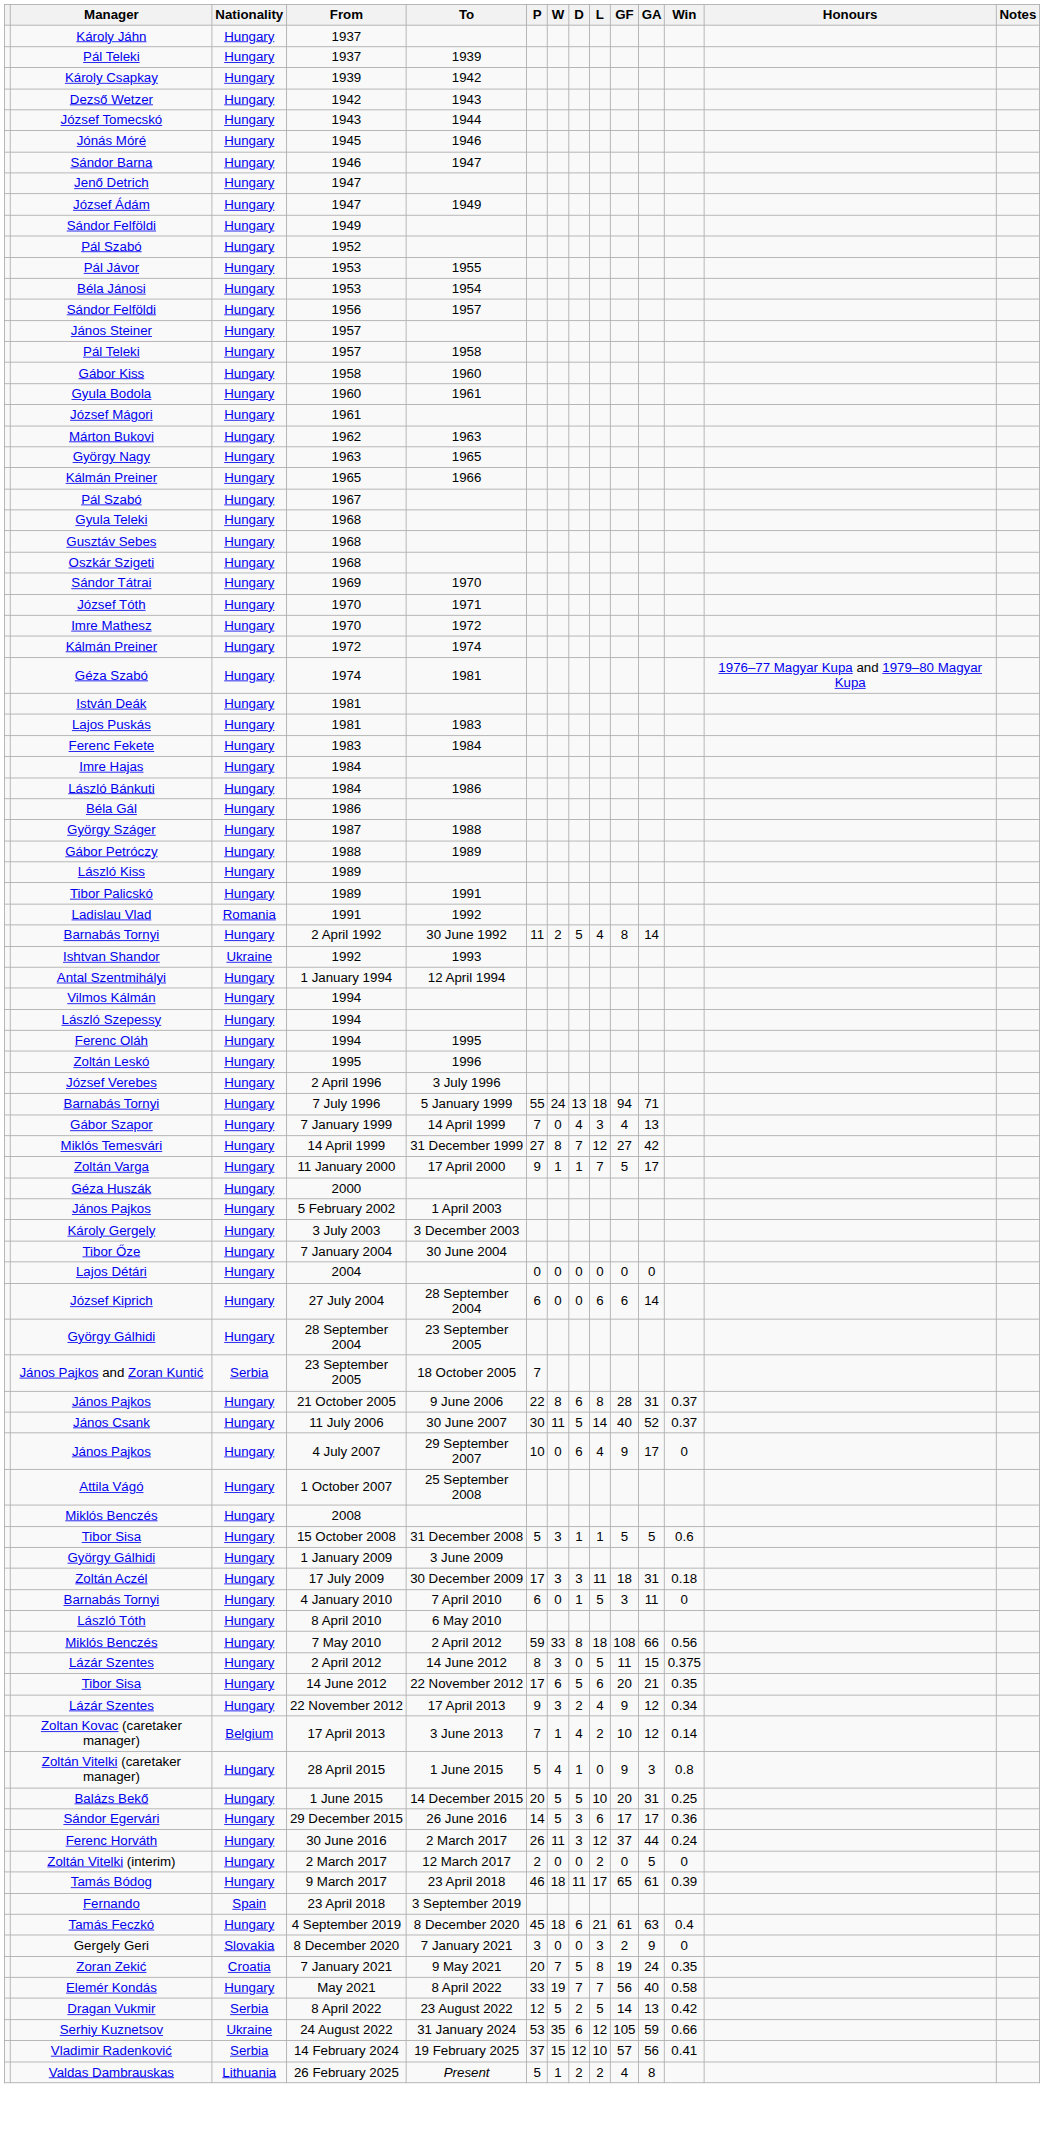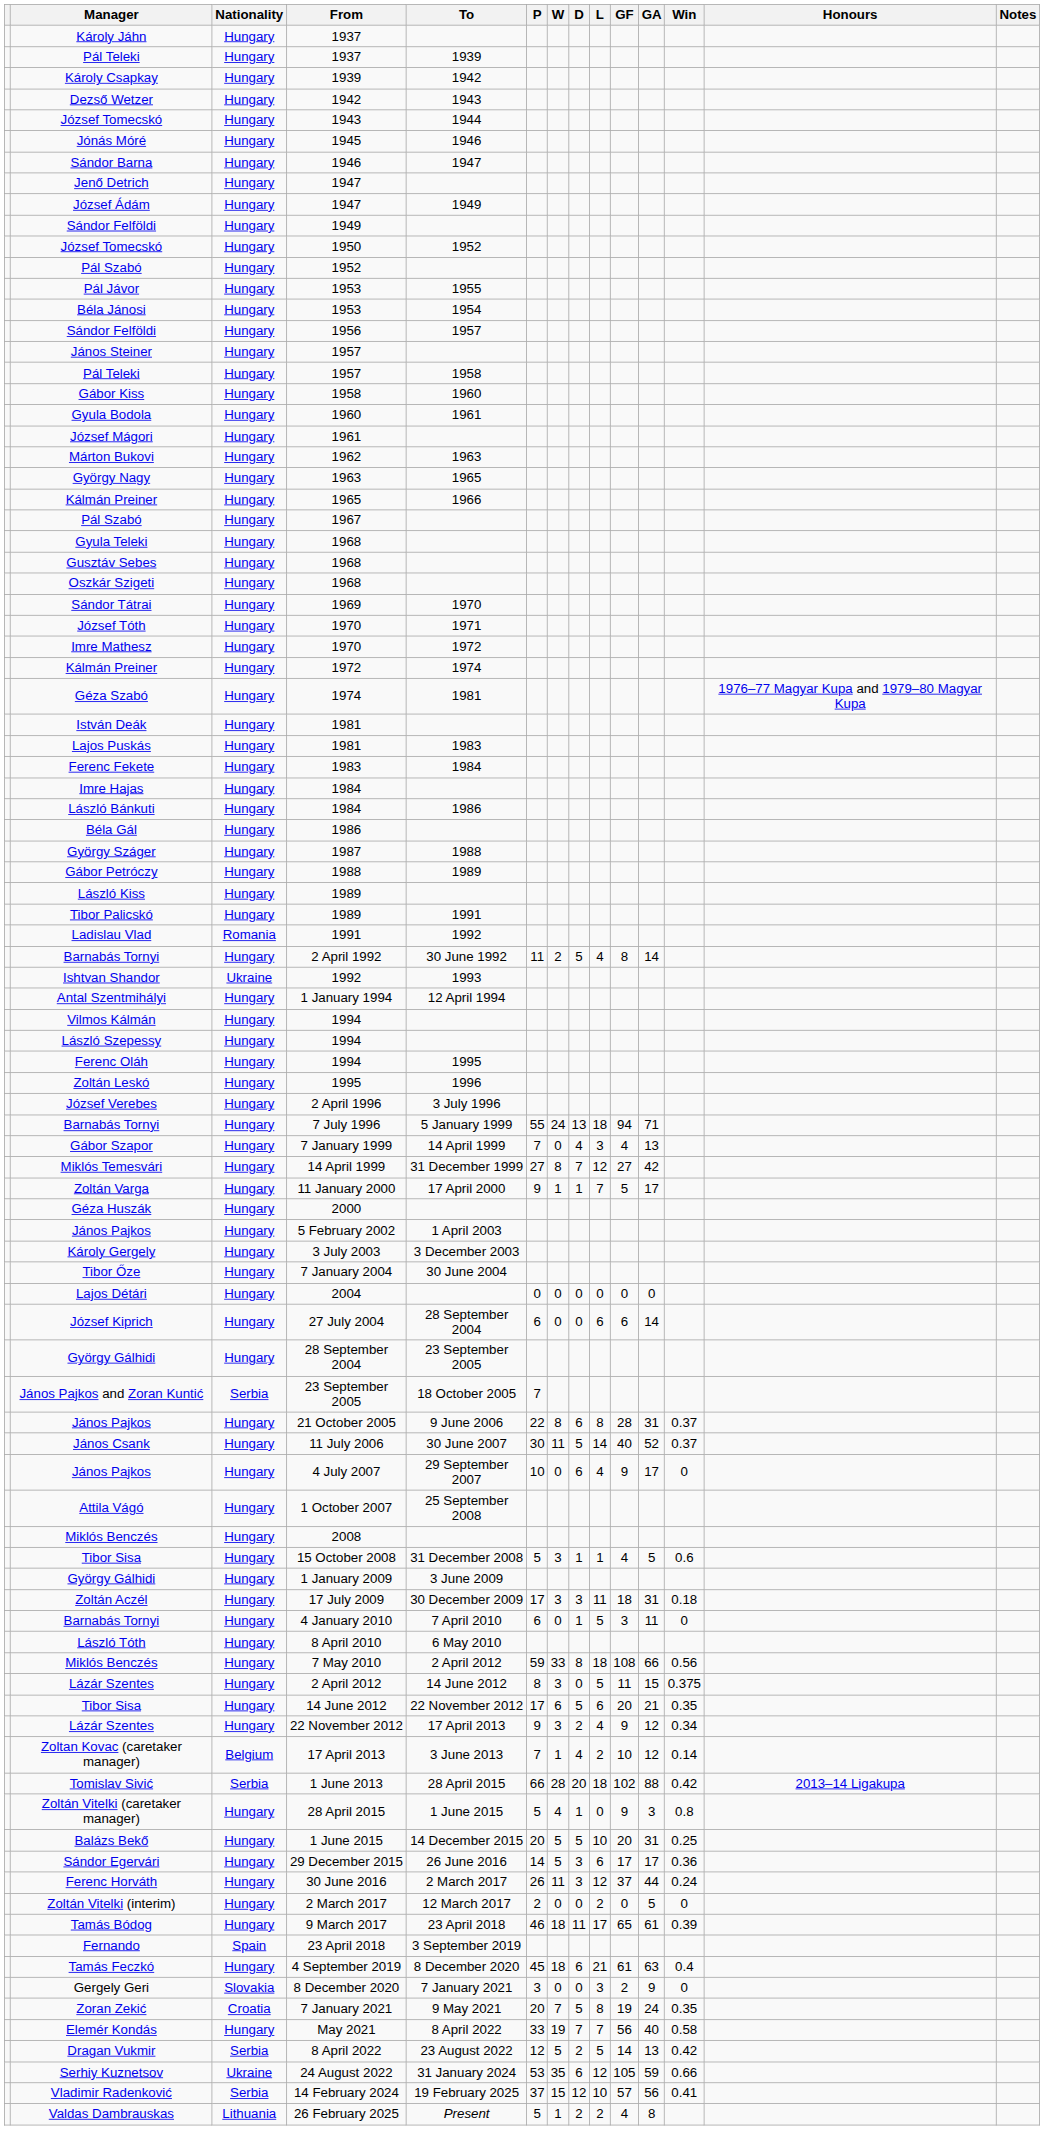+ row: (111, 246)
(624, 1536) 5 -> (624, 1557) 4
+ row: (111, 1783)
